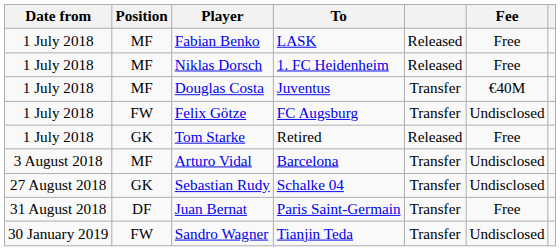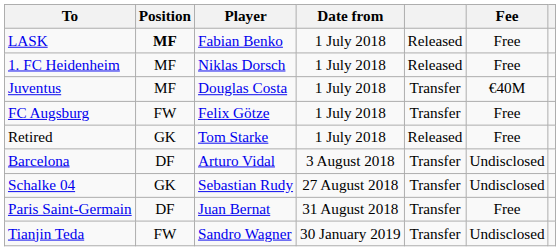columns swapped: (58, 16) <-> (339, 16)
(142, 40) normal -> (165, 40) bold
(507, 112) Undisclosed -> (507, 112) Free
(142, 161) MF -> (165, 161) DF
